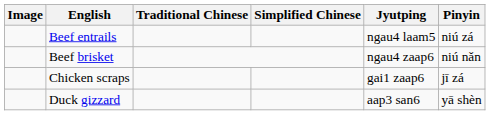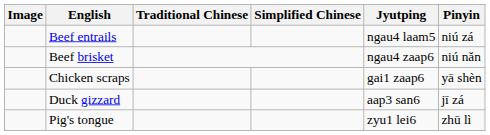(453, 78) jī zá -> (461, 78) yā shèn
(461, 99) yā shèn -> (453, 99) jī zá
+ row: (81, 120)
